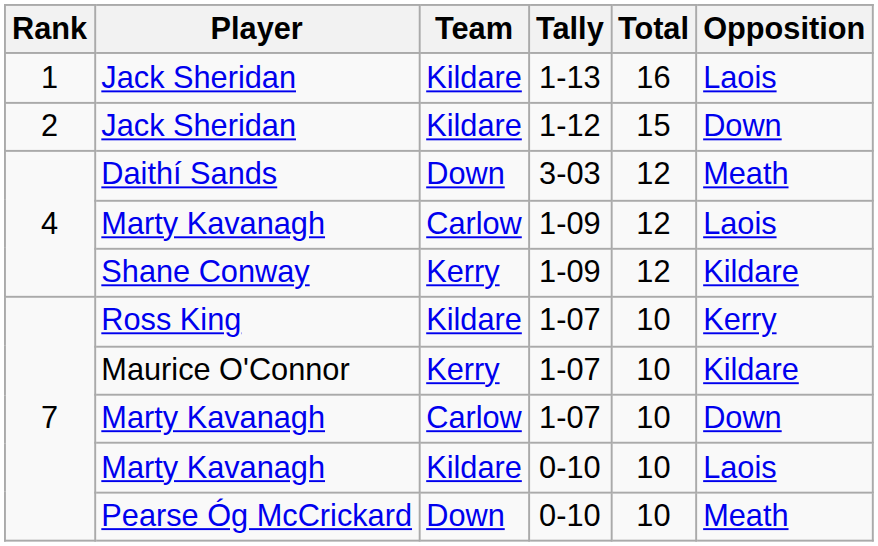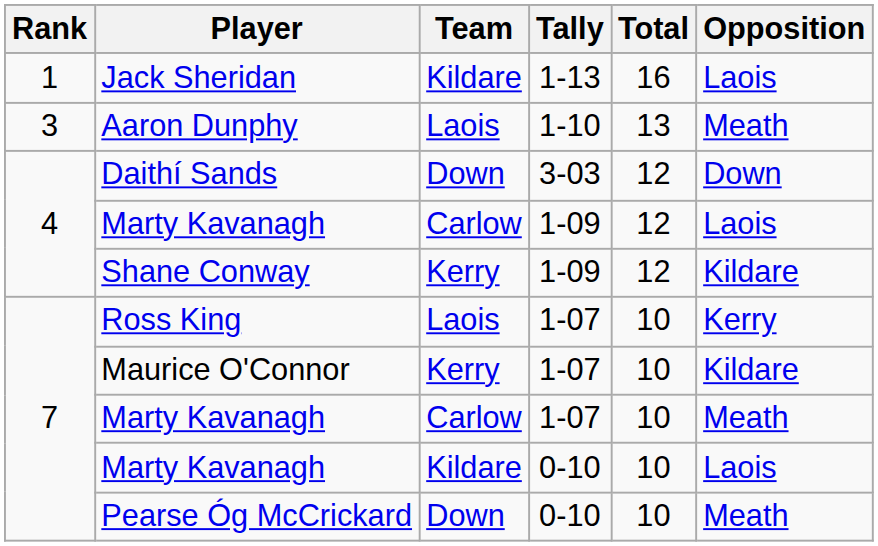- row: (199, 126)
+ row: (200, 126)
(746, 175) Meath -> (742, 175) Down
(474, 321) Kildare -> (463, 321) Laois
(742, 418) Down -> (746, 418) Meath
